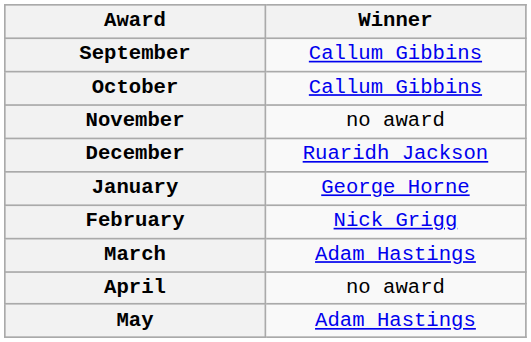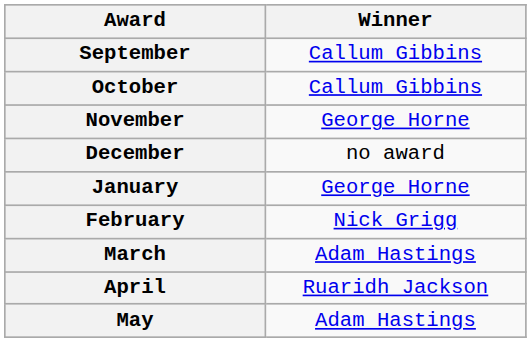(395, 122) no award -> (395, 122) George Horne
(395, 155) Ruaridh Jackson -> (395, 155) no award
(395, 288) no award -> (395, 288) Ruaridh Jackson
